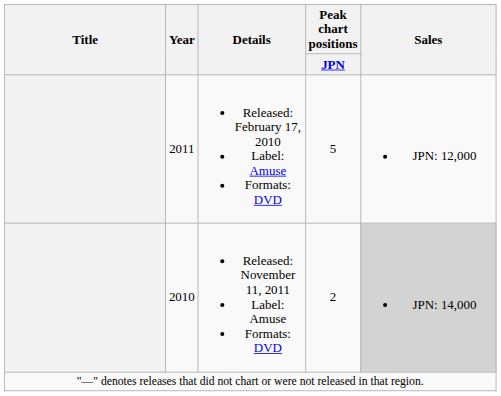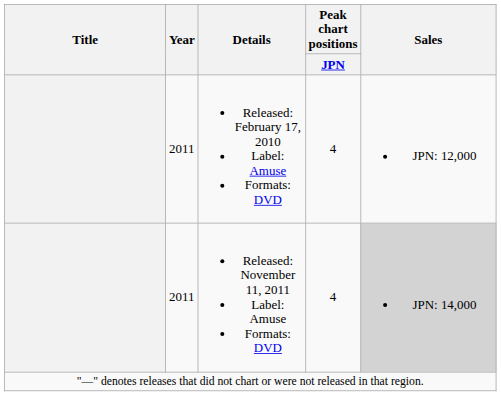(333, 149) 5 -> (333, 149) 4
(182, 297) 2010 -> (182, 297) 2011
(333, 297) 2 -> (333, 297) 4
